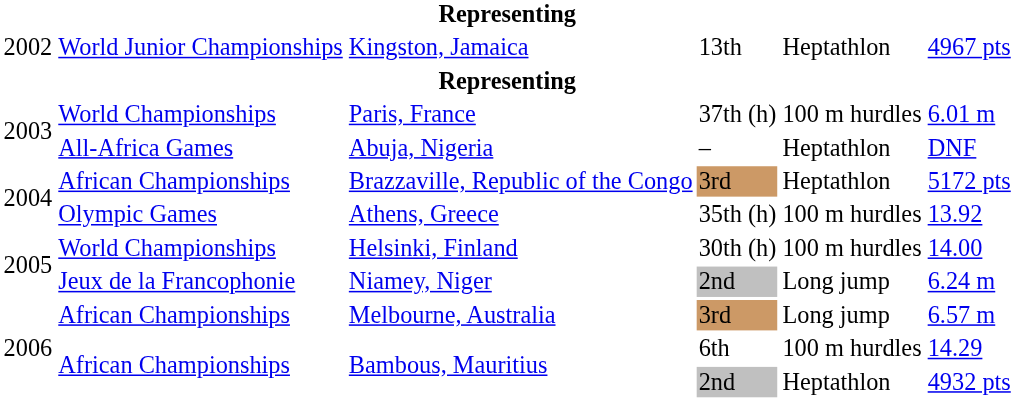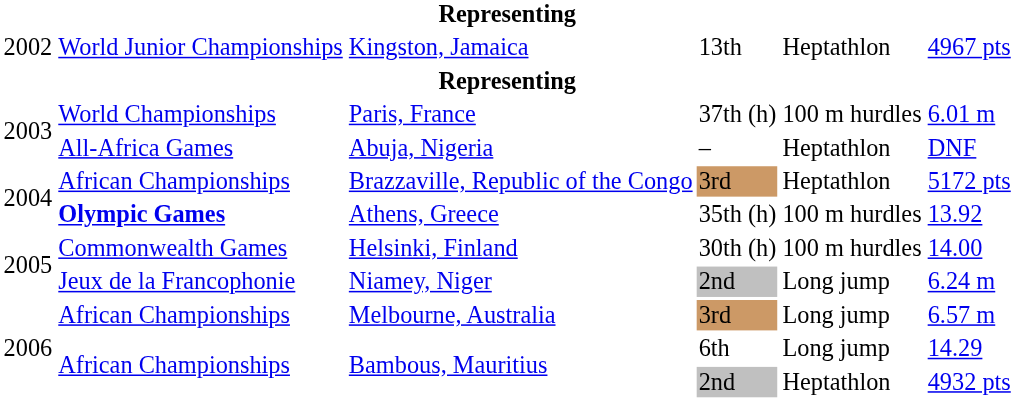(138, 214) normal -> (142, 214) bold
(167, 248) World Championships -> (173, 248) Commonwealth Games
(852, 348) 100 m hurdles -> (836, 348) Long jump
